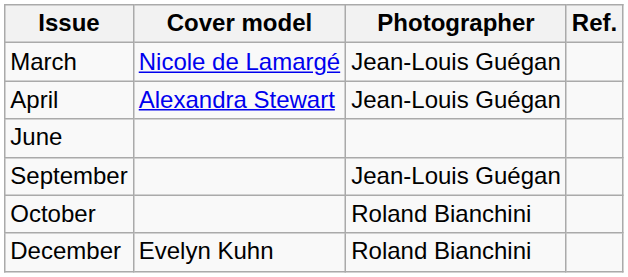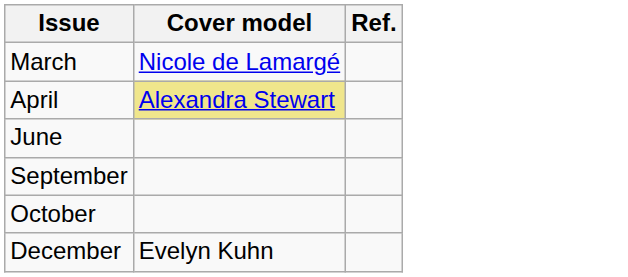- column: (456, 23)
(237, 99) no background -> (237, 99) khaki background
